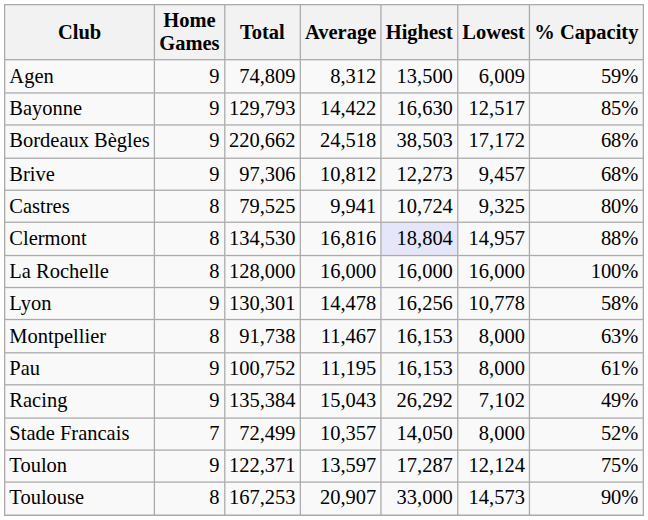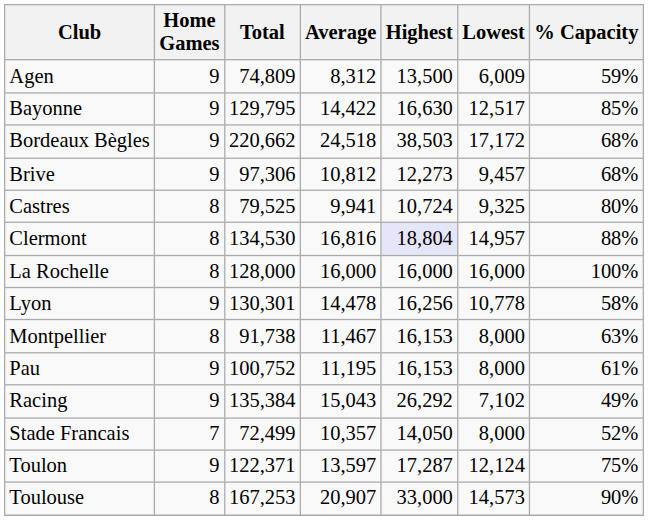(262, 108) 129,793 -> (262, 108) 129,795
